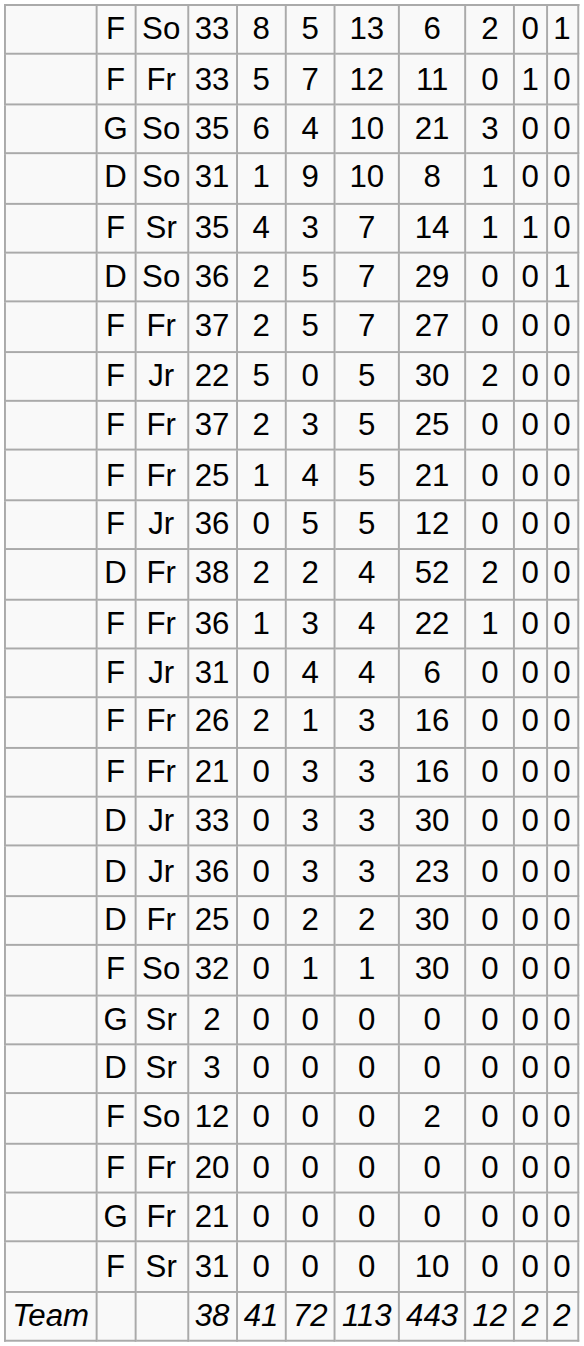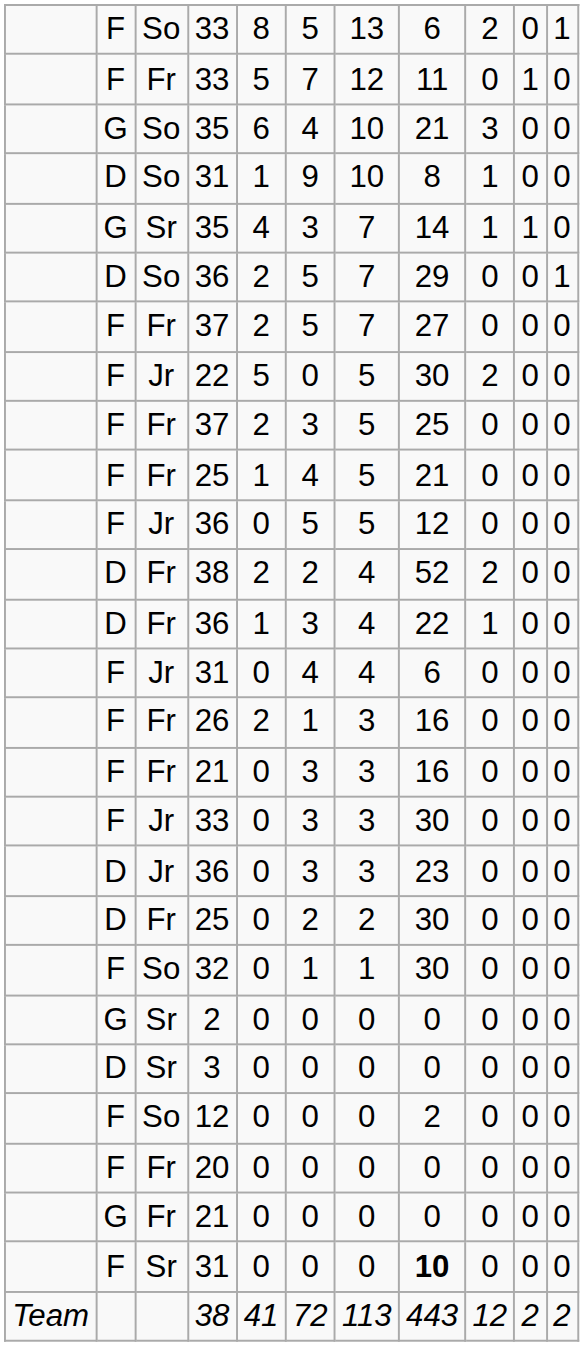(116, 227) F -> (116, 227) G
(116, 623) F -> (116, 623) D
(116, 820) D -> (116, 820) F
(432, 1266) normal -> (432, 1266) bold
